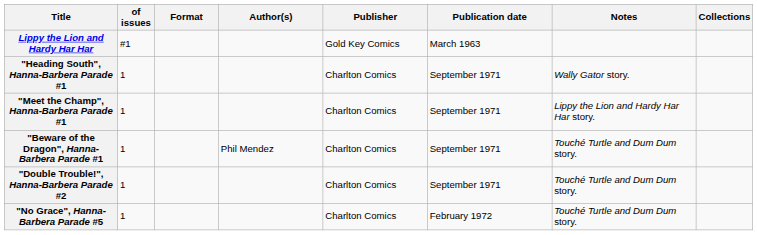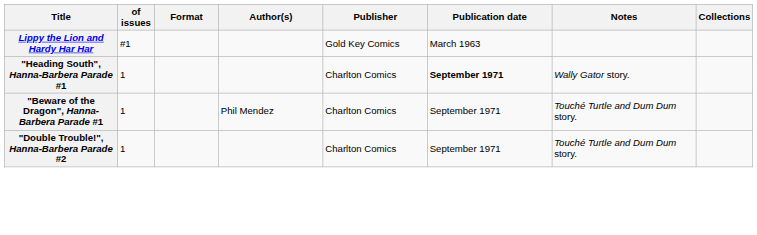(465, 74) normal -> (467, 74) bold
- row: (61, 111)
- row: (61, 216)
